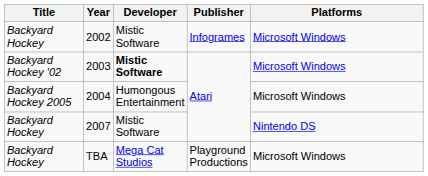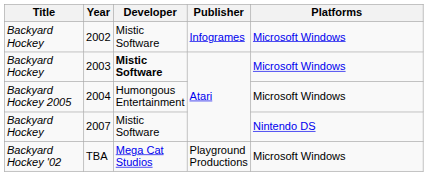(34, 66) Backyard Hockey '02 -> (30, 66) Backyard Hockey
(30, 156) Backyard Hockey -> (34, 156) Backyard Hockey '02
